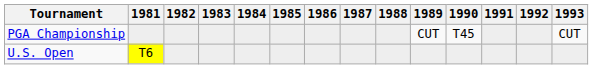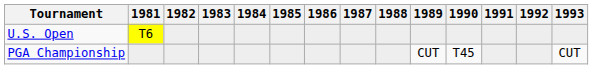rows swapped: (41, 54) <-> (66, 34)
